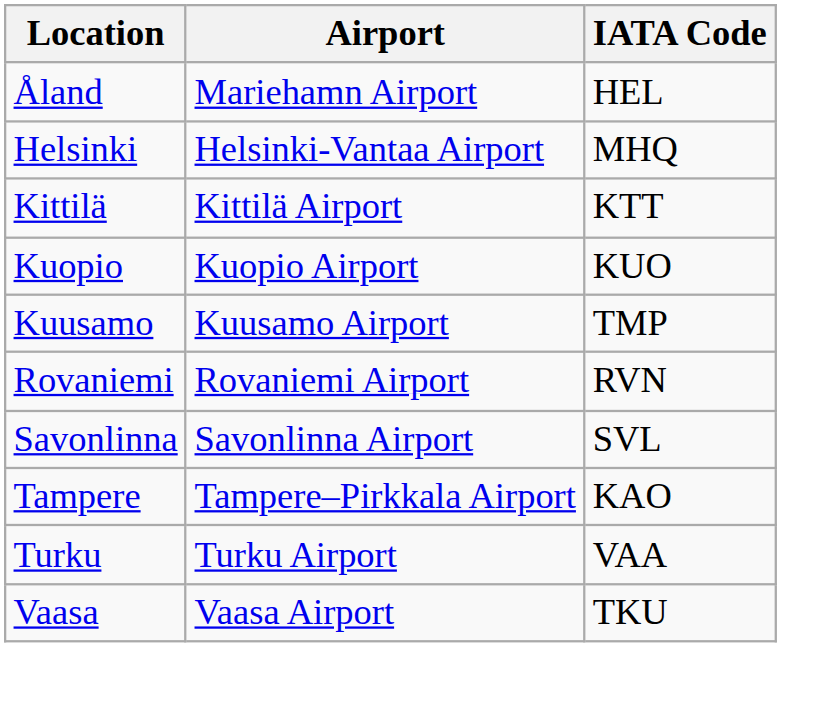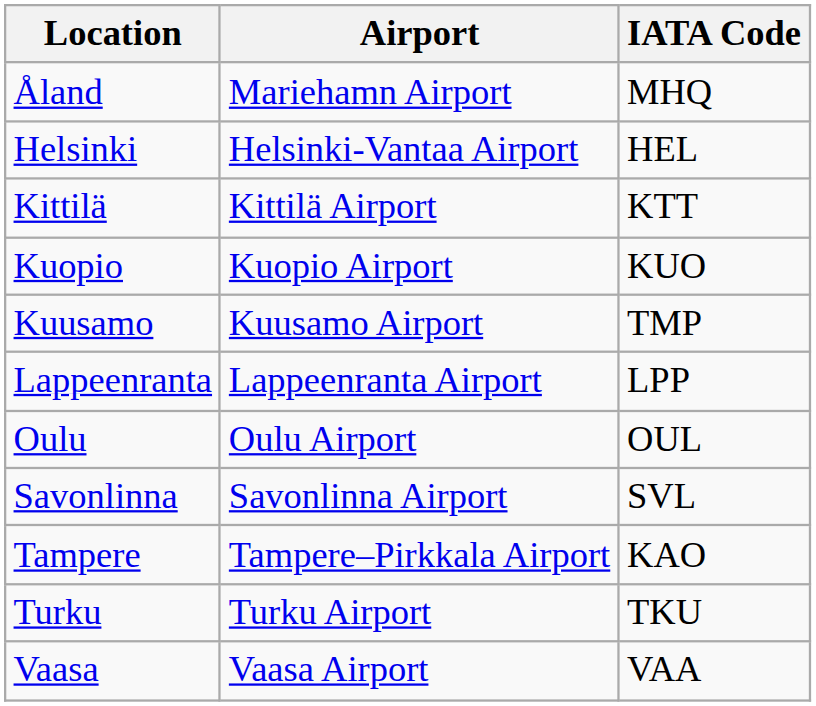(628, 91) HEL -> (670, 91) MHQ
(635, 149) MHQ -> (663, 149) HEL
+ row: (113, 380)
+ row: (50, 438)
- row: (94, 380)
(630, 554) VAA -> (665, 611) TKU
(630, 611) TKU -> (664, 669) VAA
